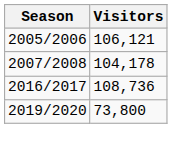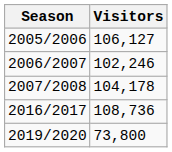(124, 40) 106,121 -> (124, 40) 106,127
+ row: (47, 64)
